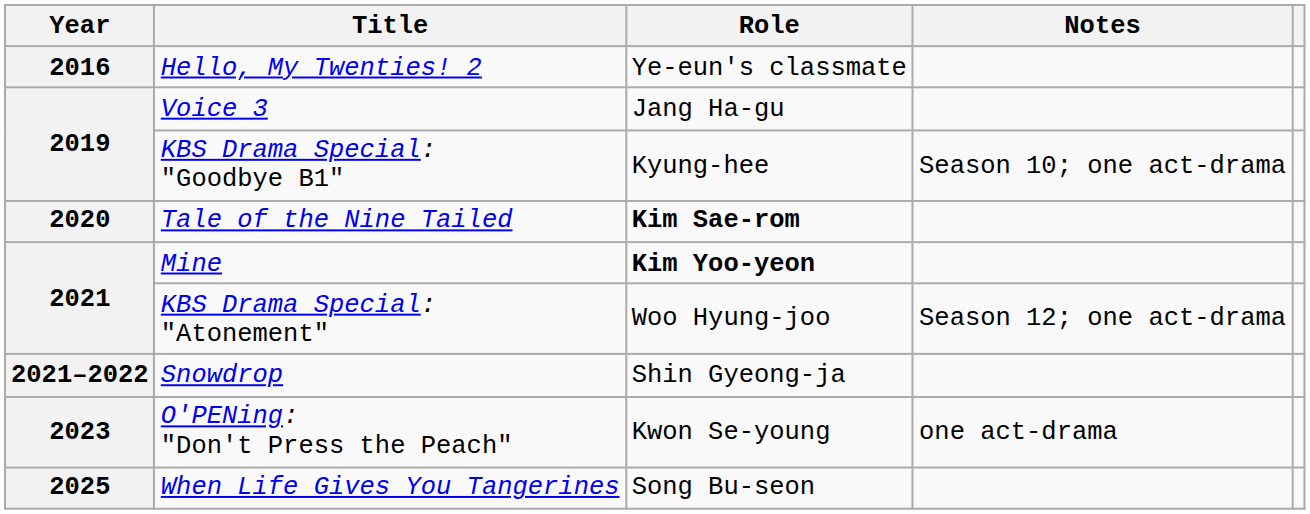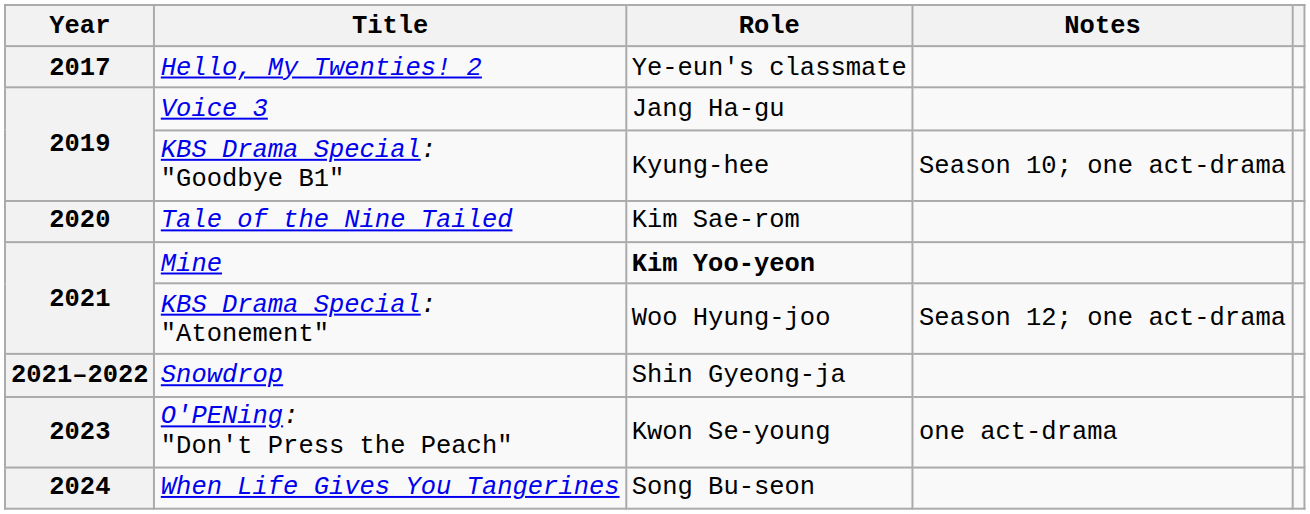(80, 67) 2016 -> (80, 67) 2017
(716, 221) bold -> (716, 221) normal
(80, 488) 2025 -> (80, 488) 2024
